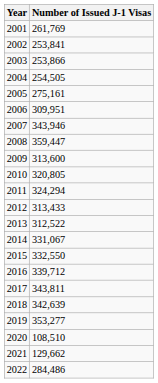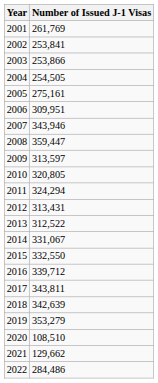(49, 158) 313,600 -> (49, 158) 313,597
(49, 207) 313,433 -> (49, 207) 313,431
(49, 321) 353,277 -> (49, 321) 353,279
